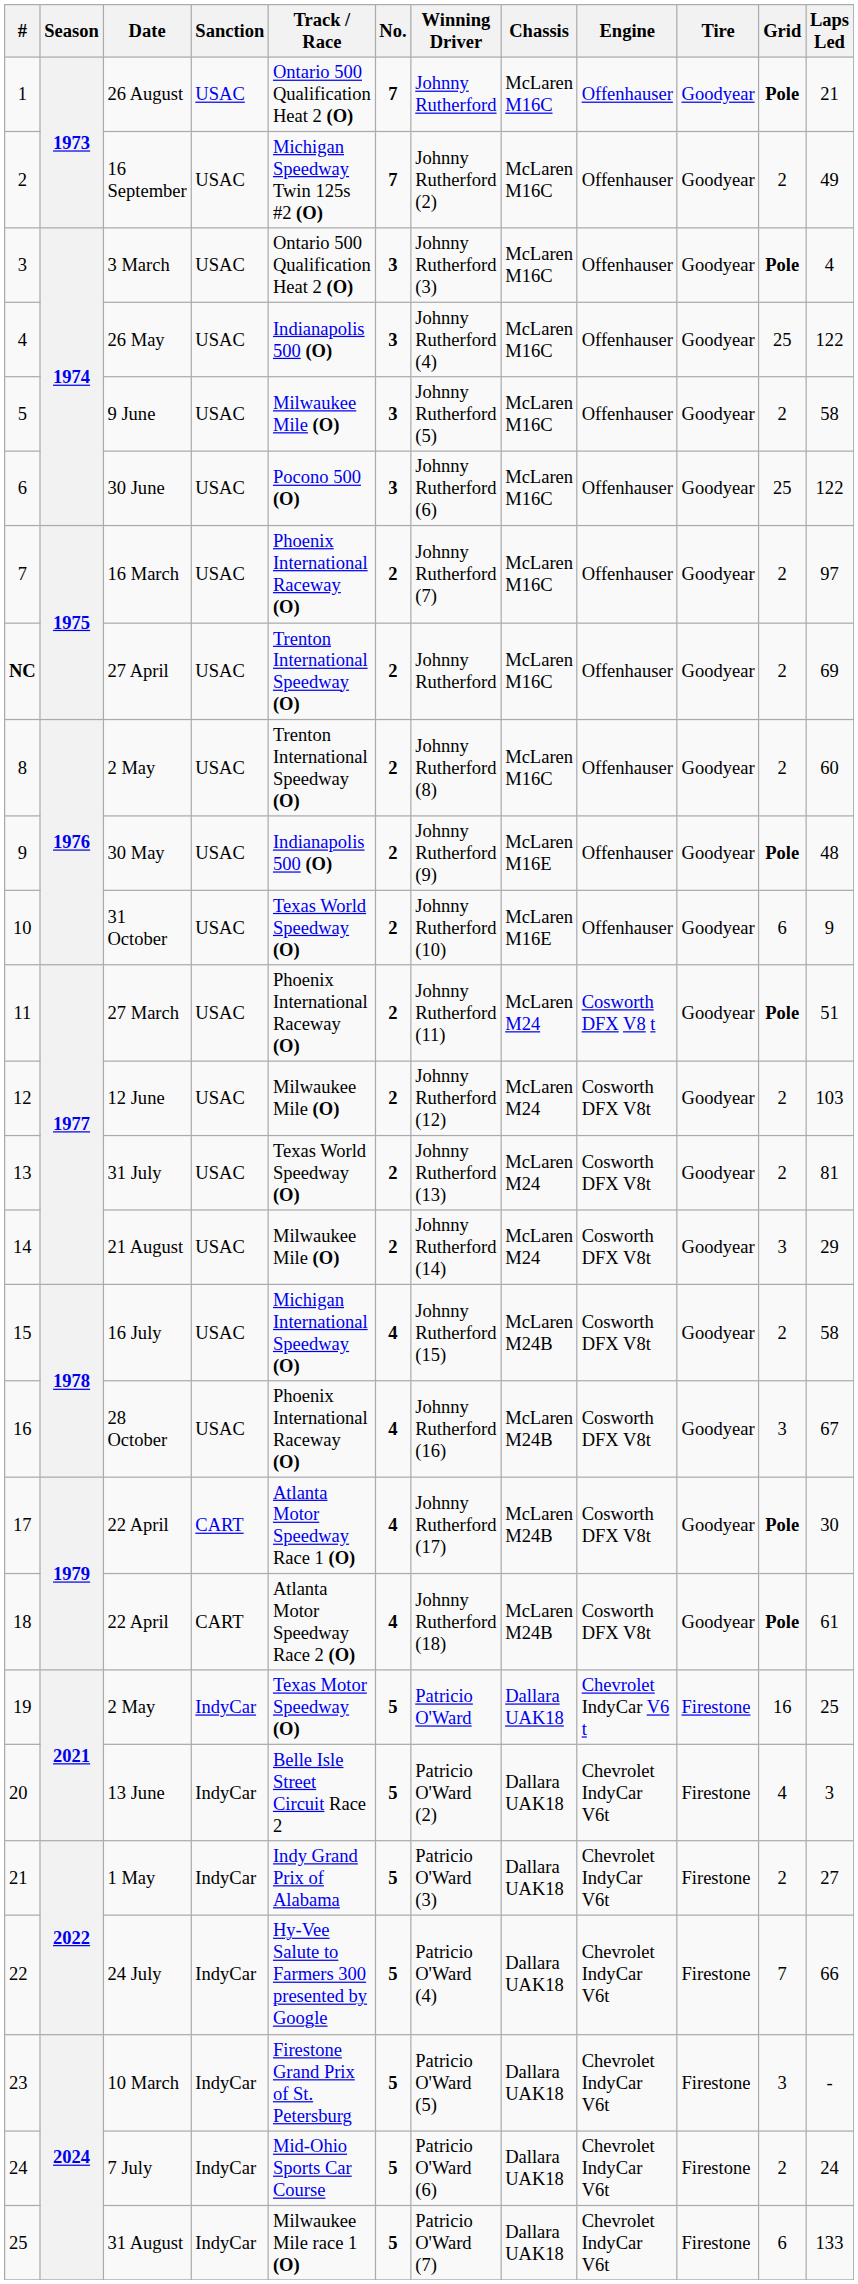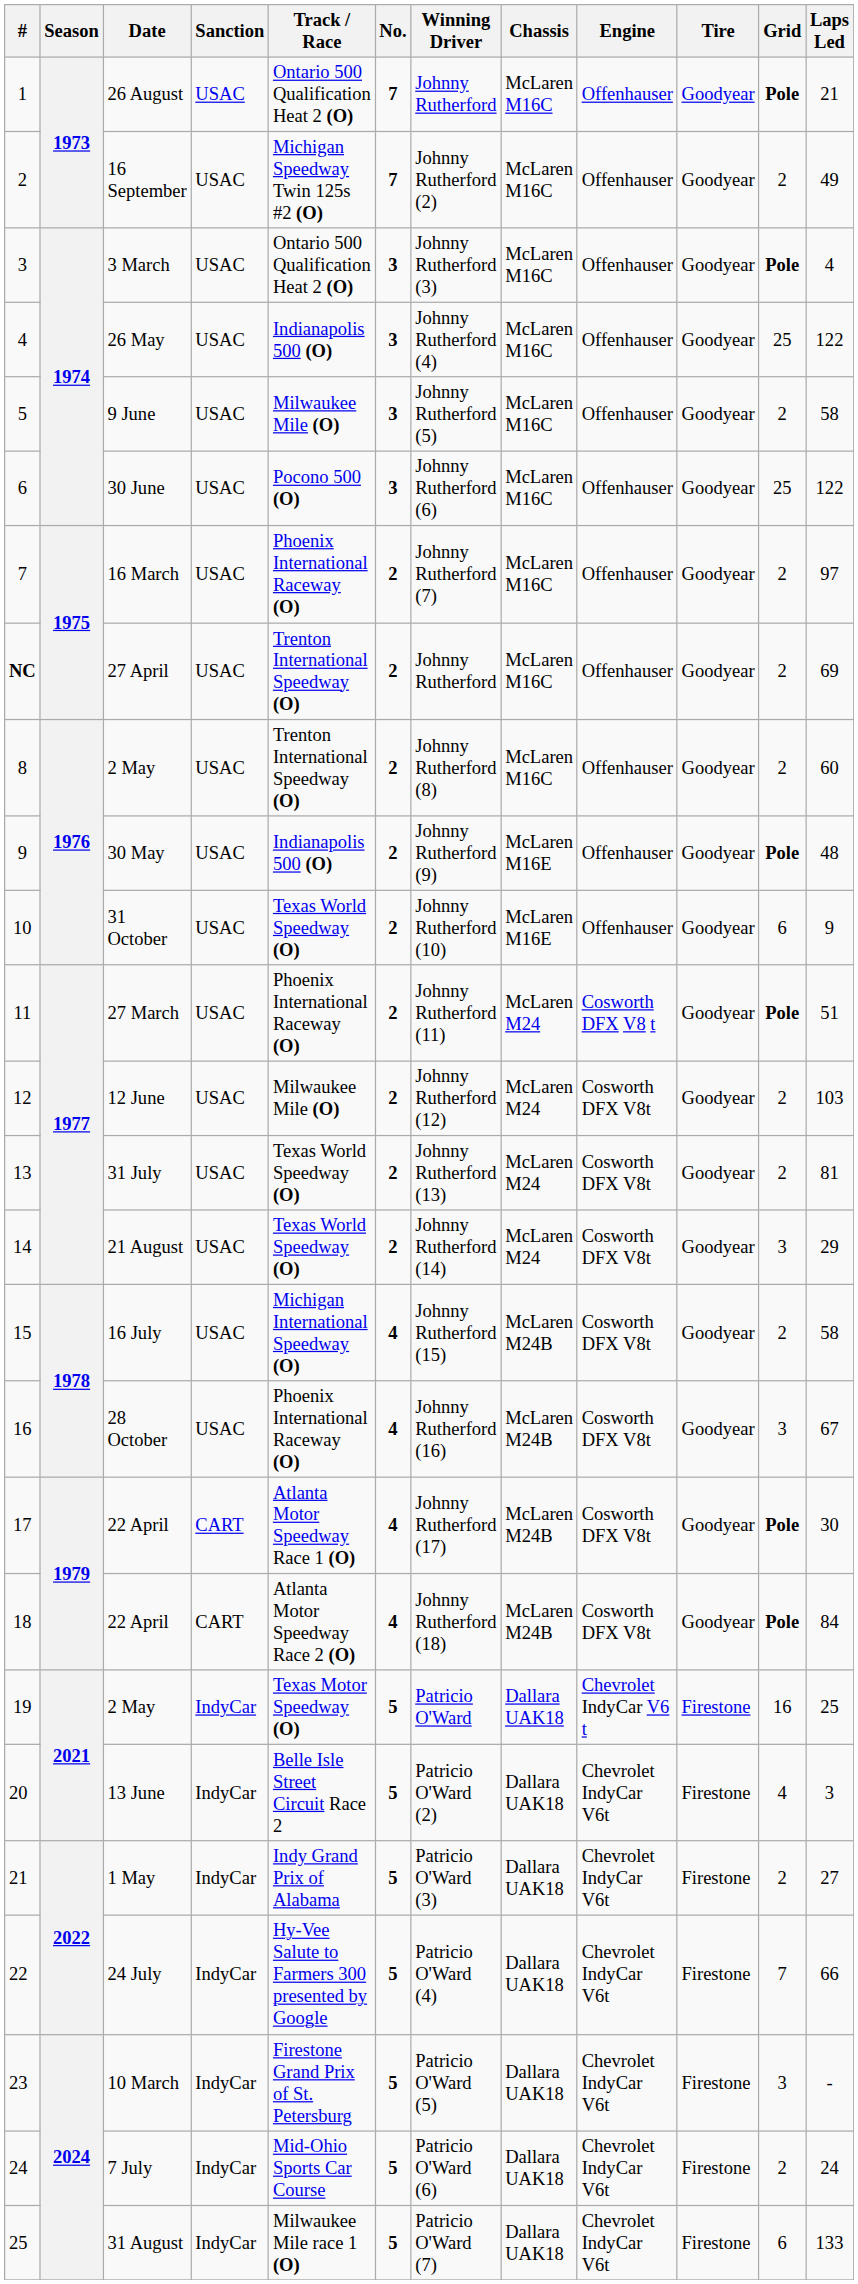(315, 1247) Milwaukee Mile (O) -> (320, 1247) Texas World Speedway (O)
(830, 1622) 61 -> (830, 1622) 84
